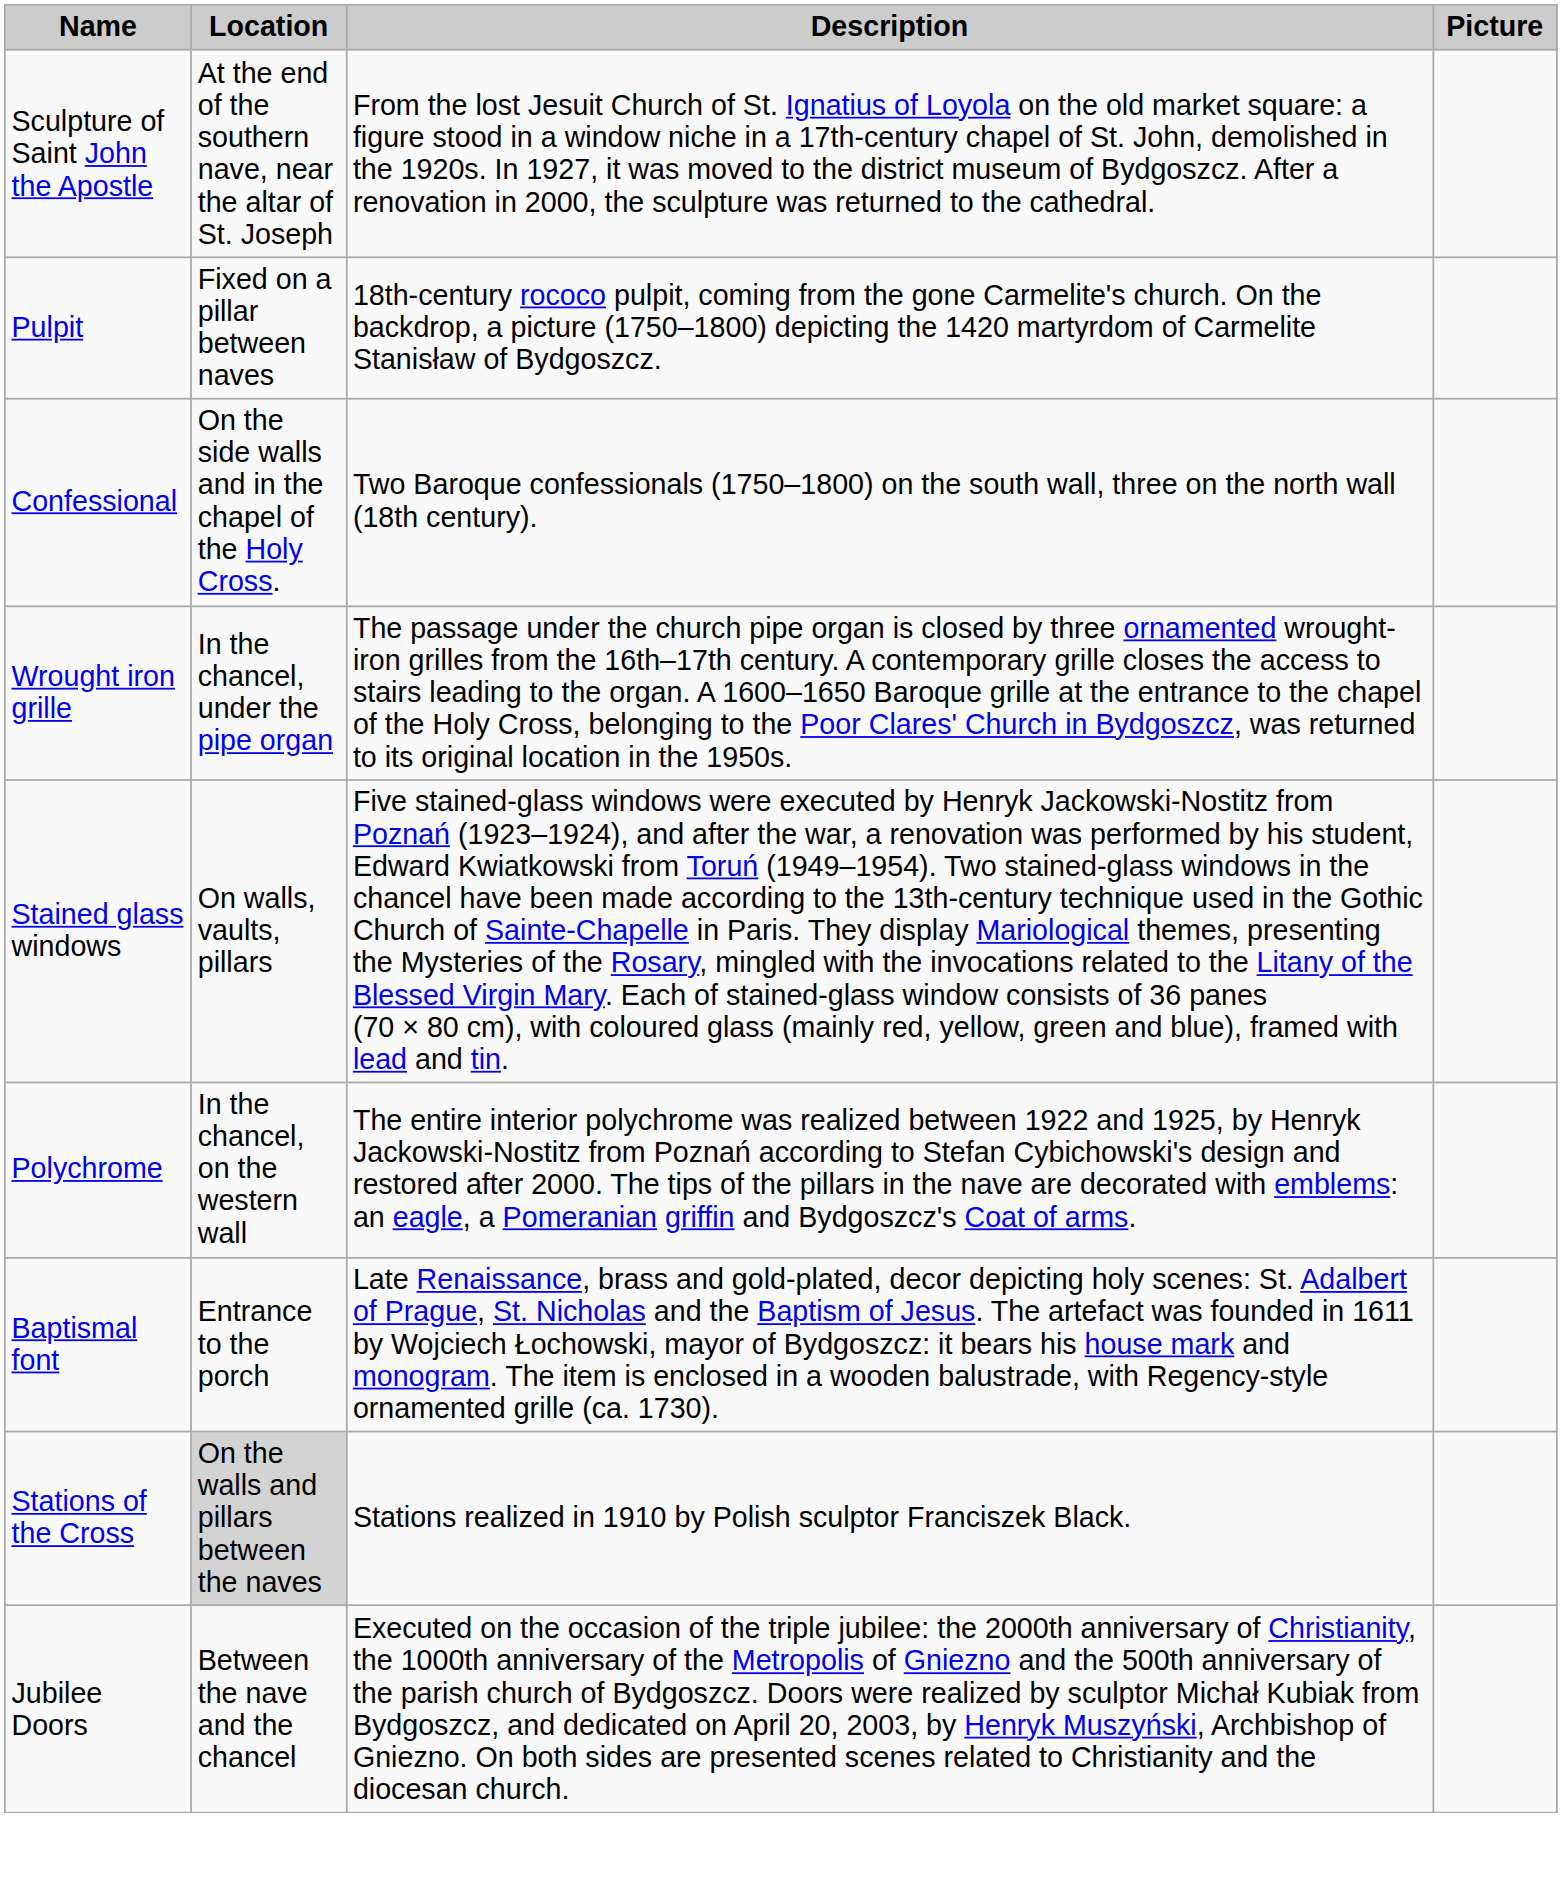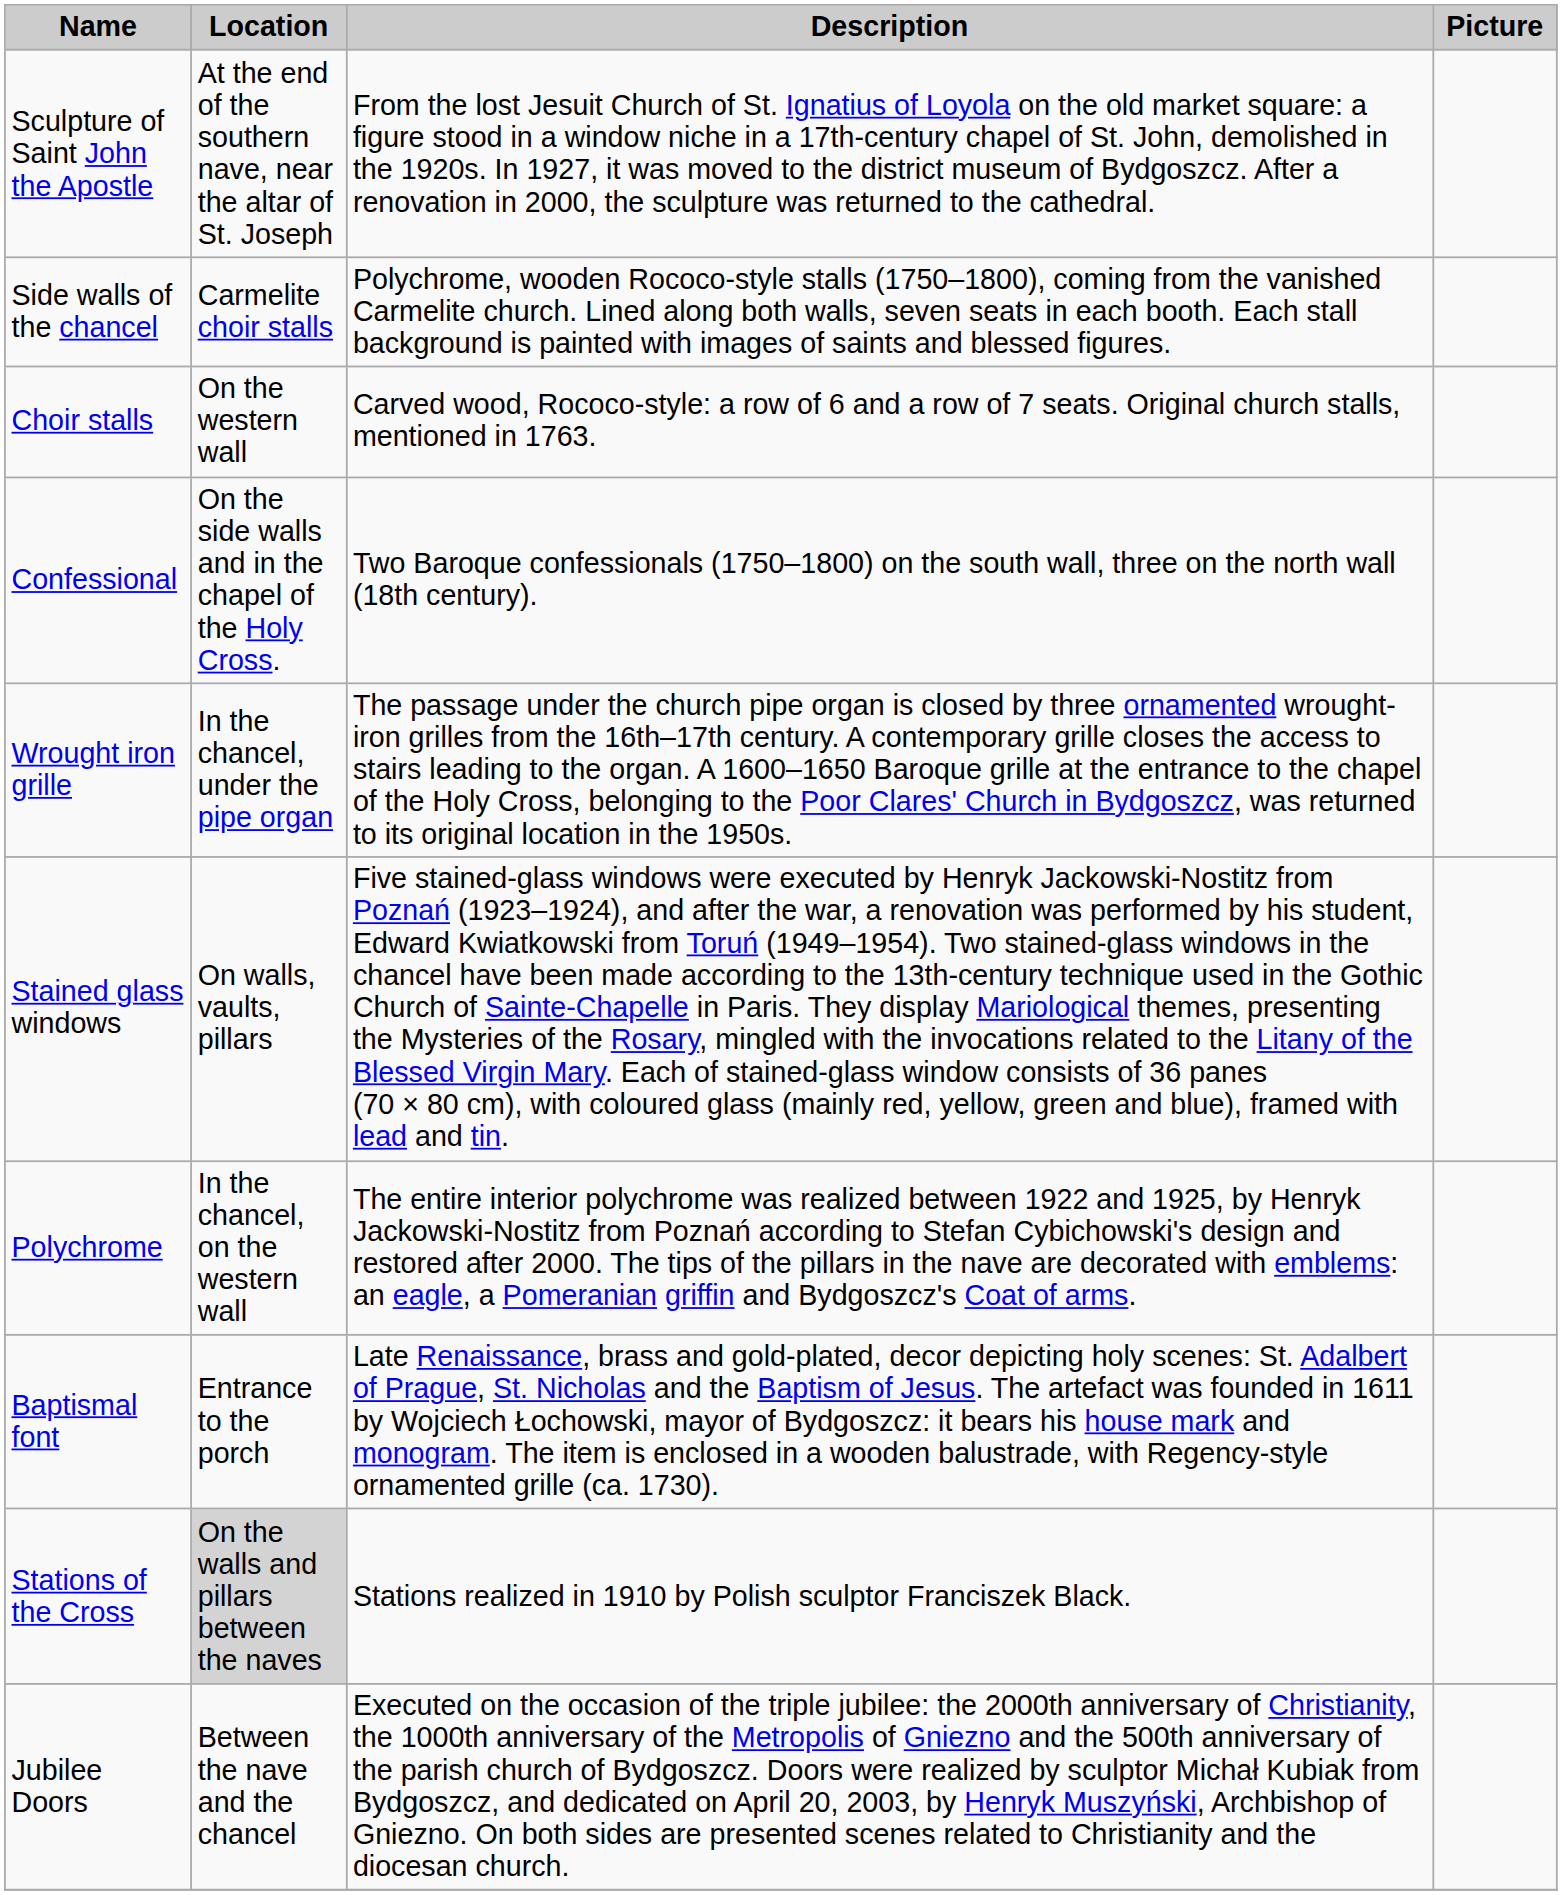- row: (47, 327)
+ row: (92, 311)
+ row: (82, 421)
